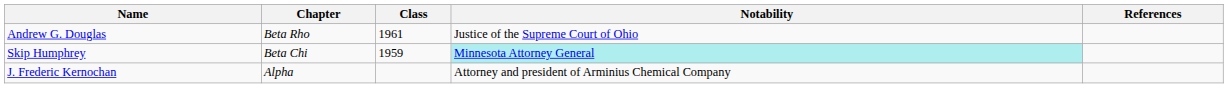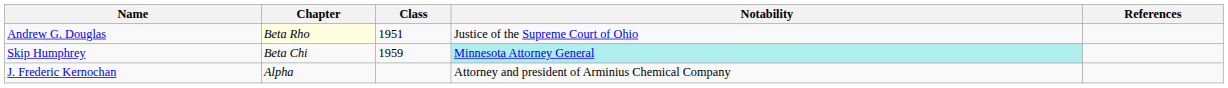(287, 33) no background -> (287, 33) lightyellow background
(391, 33) 1961 -> (391, 33) 1951
